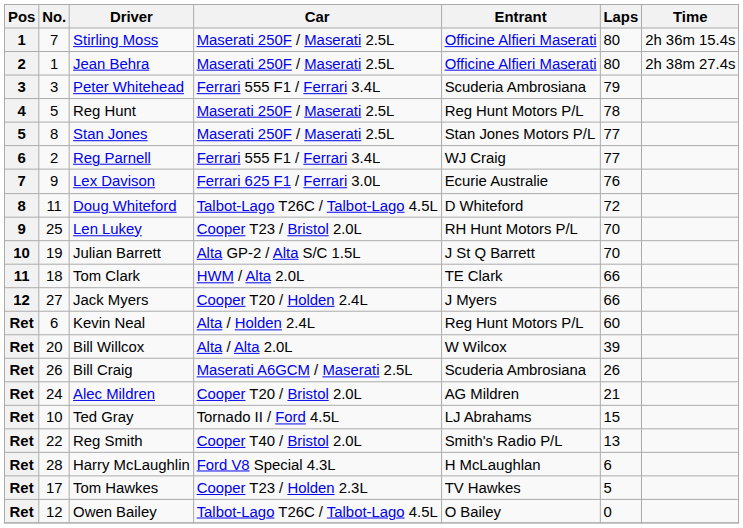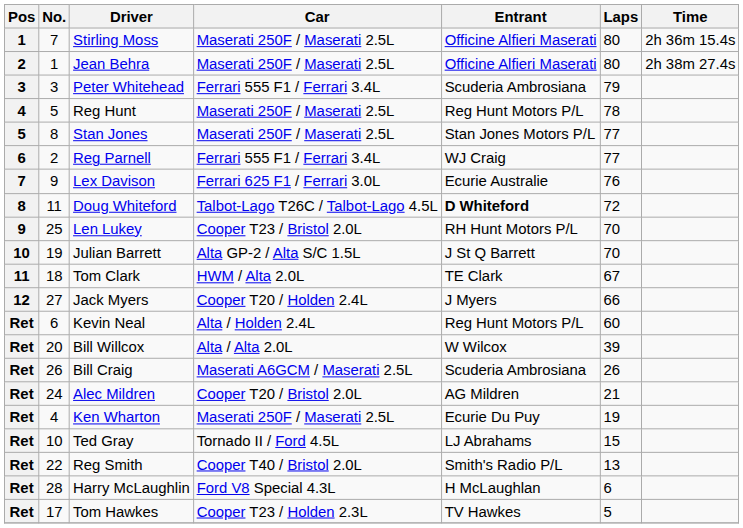(484, 205) normal -> (487, 205) bold
(612, 276) 66 -> (612, 276) 67
+ row: (117, 417)
- row: (115, 512)
